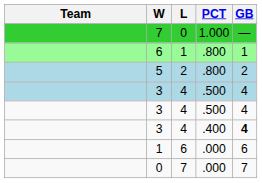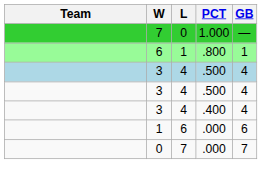- row: (159, 71)
(244, 129) bold -> (244, 110) normal
